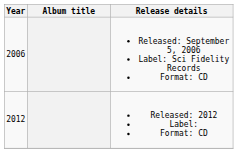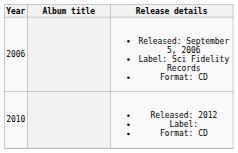(16, 120) 2012 -> (16, 120) 2010
